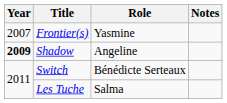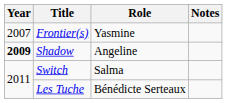(140, 70) Bénédicte Serteaux -> (109, 70) Salma
(109, 88) Salma -> (140, 88) Bénédicte Serteaux
